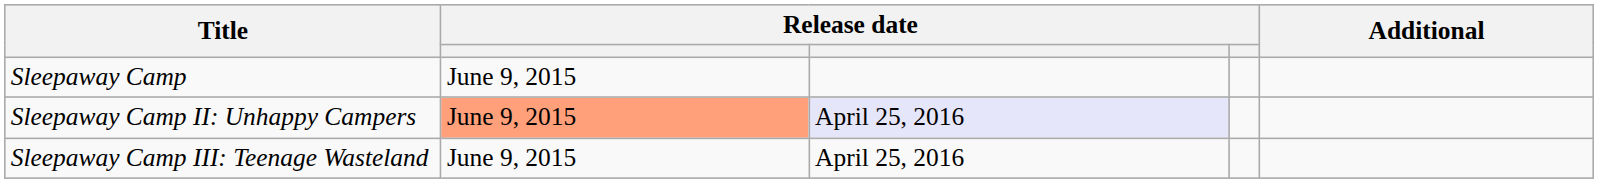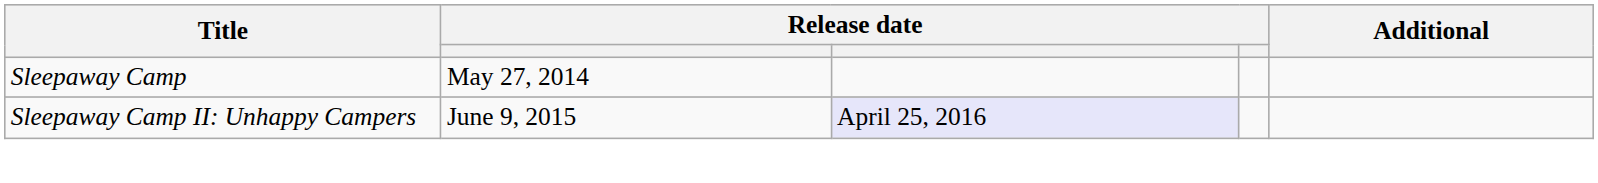(512, 76) June 9, 2015 -> (518, 76) May 27, 2014
(512, 117) lightsalmon background -> (512, 117) no background
- row: (220, 157)
